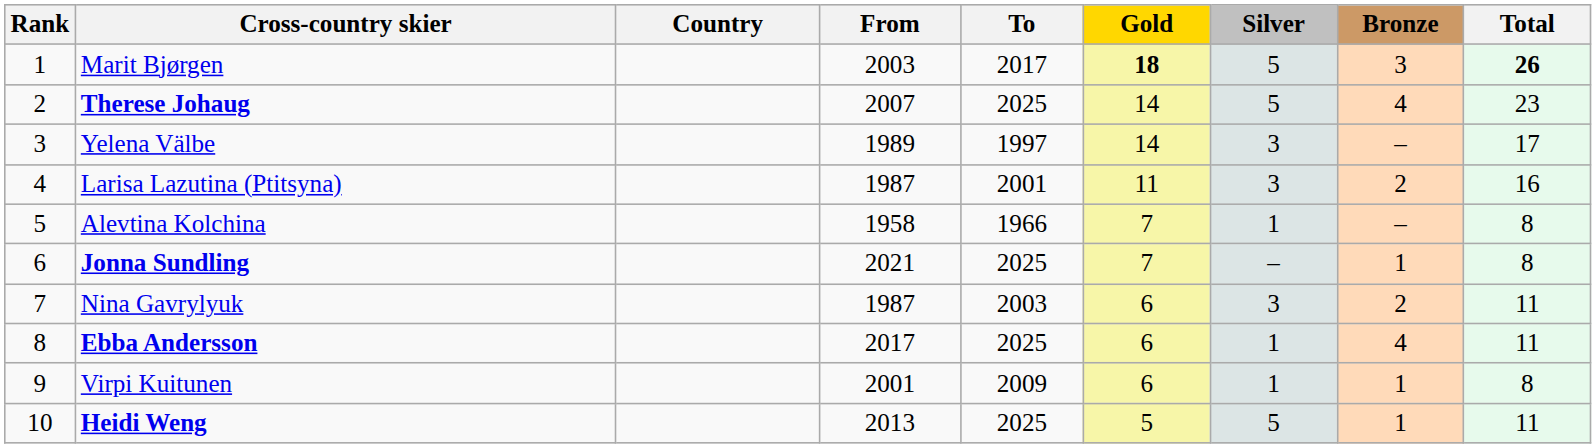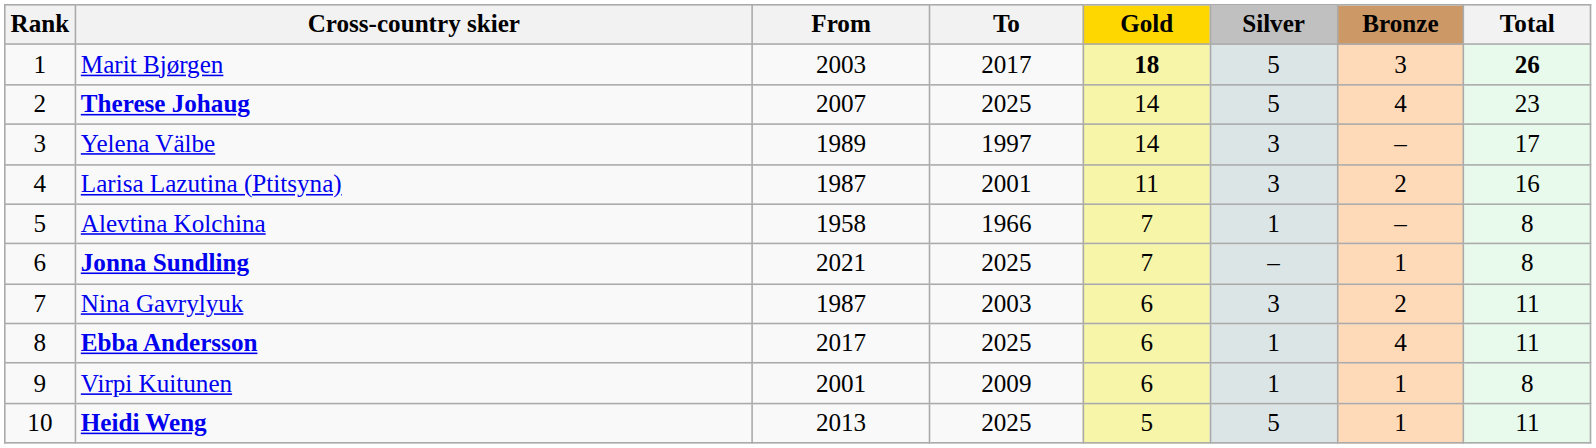- column: (718, 24)
